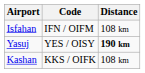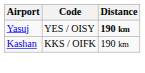- row: (21, 28)
(115, 60) 108 km -> (115, 44) 190 km
